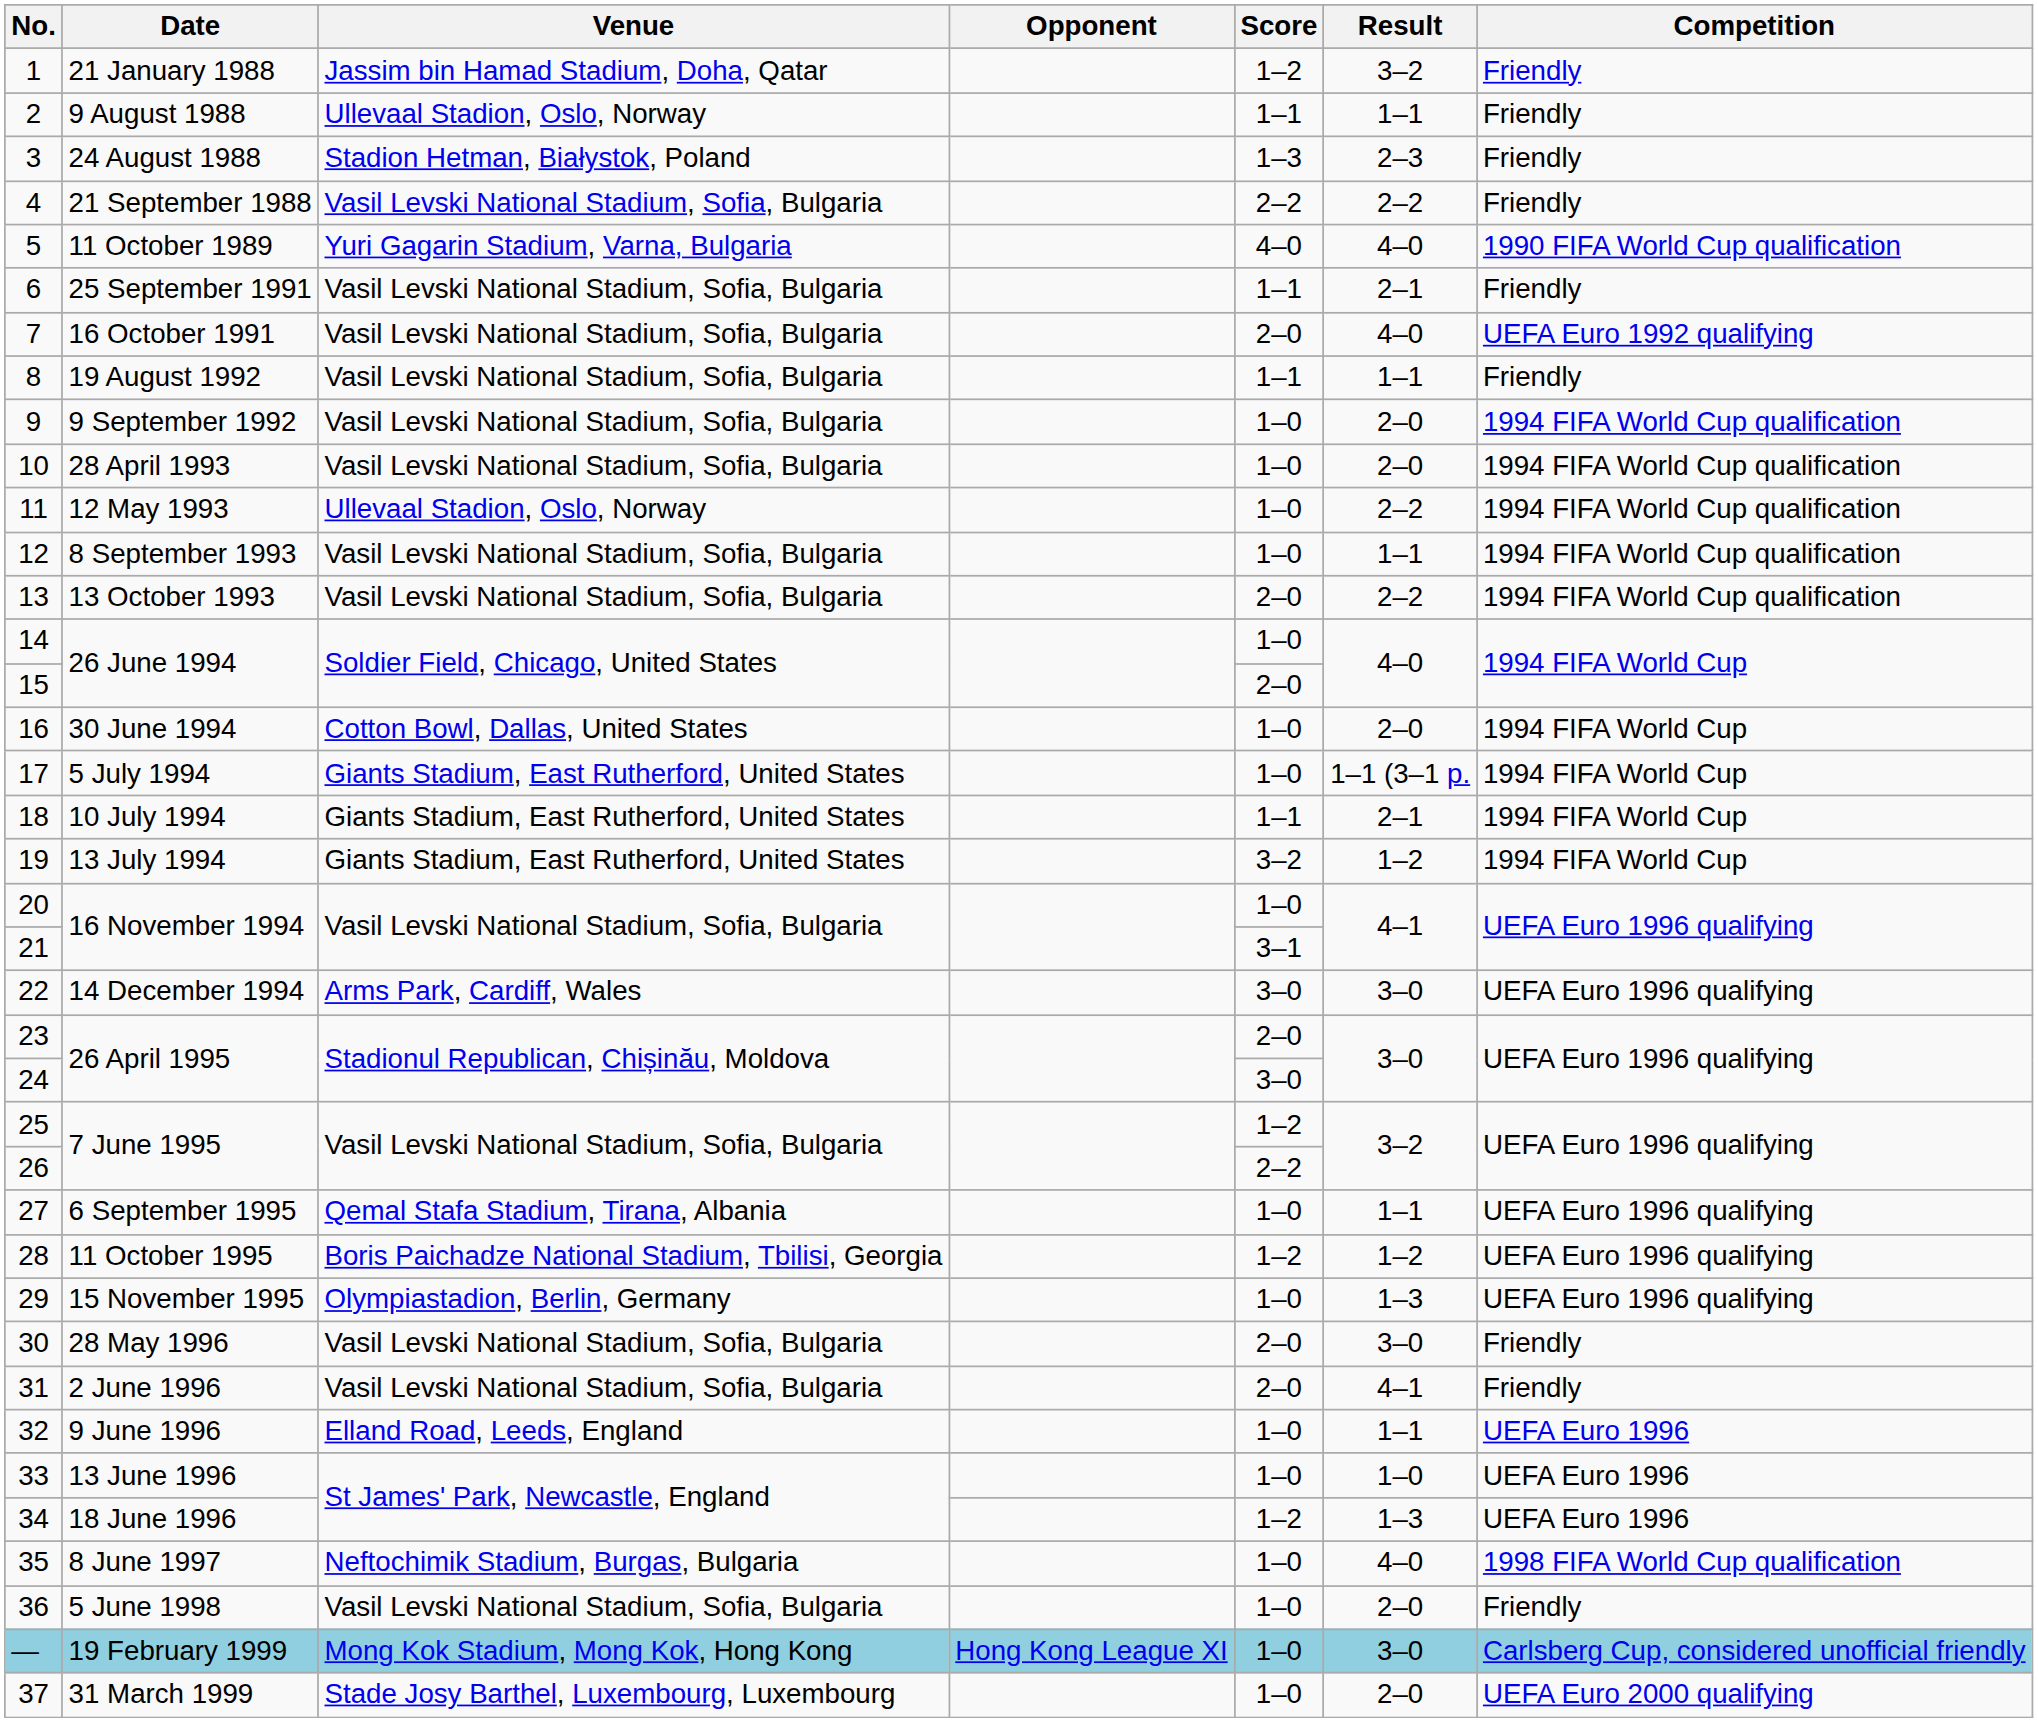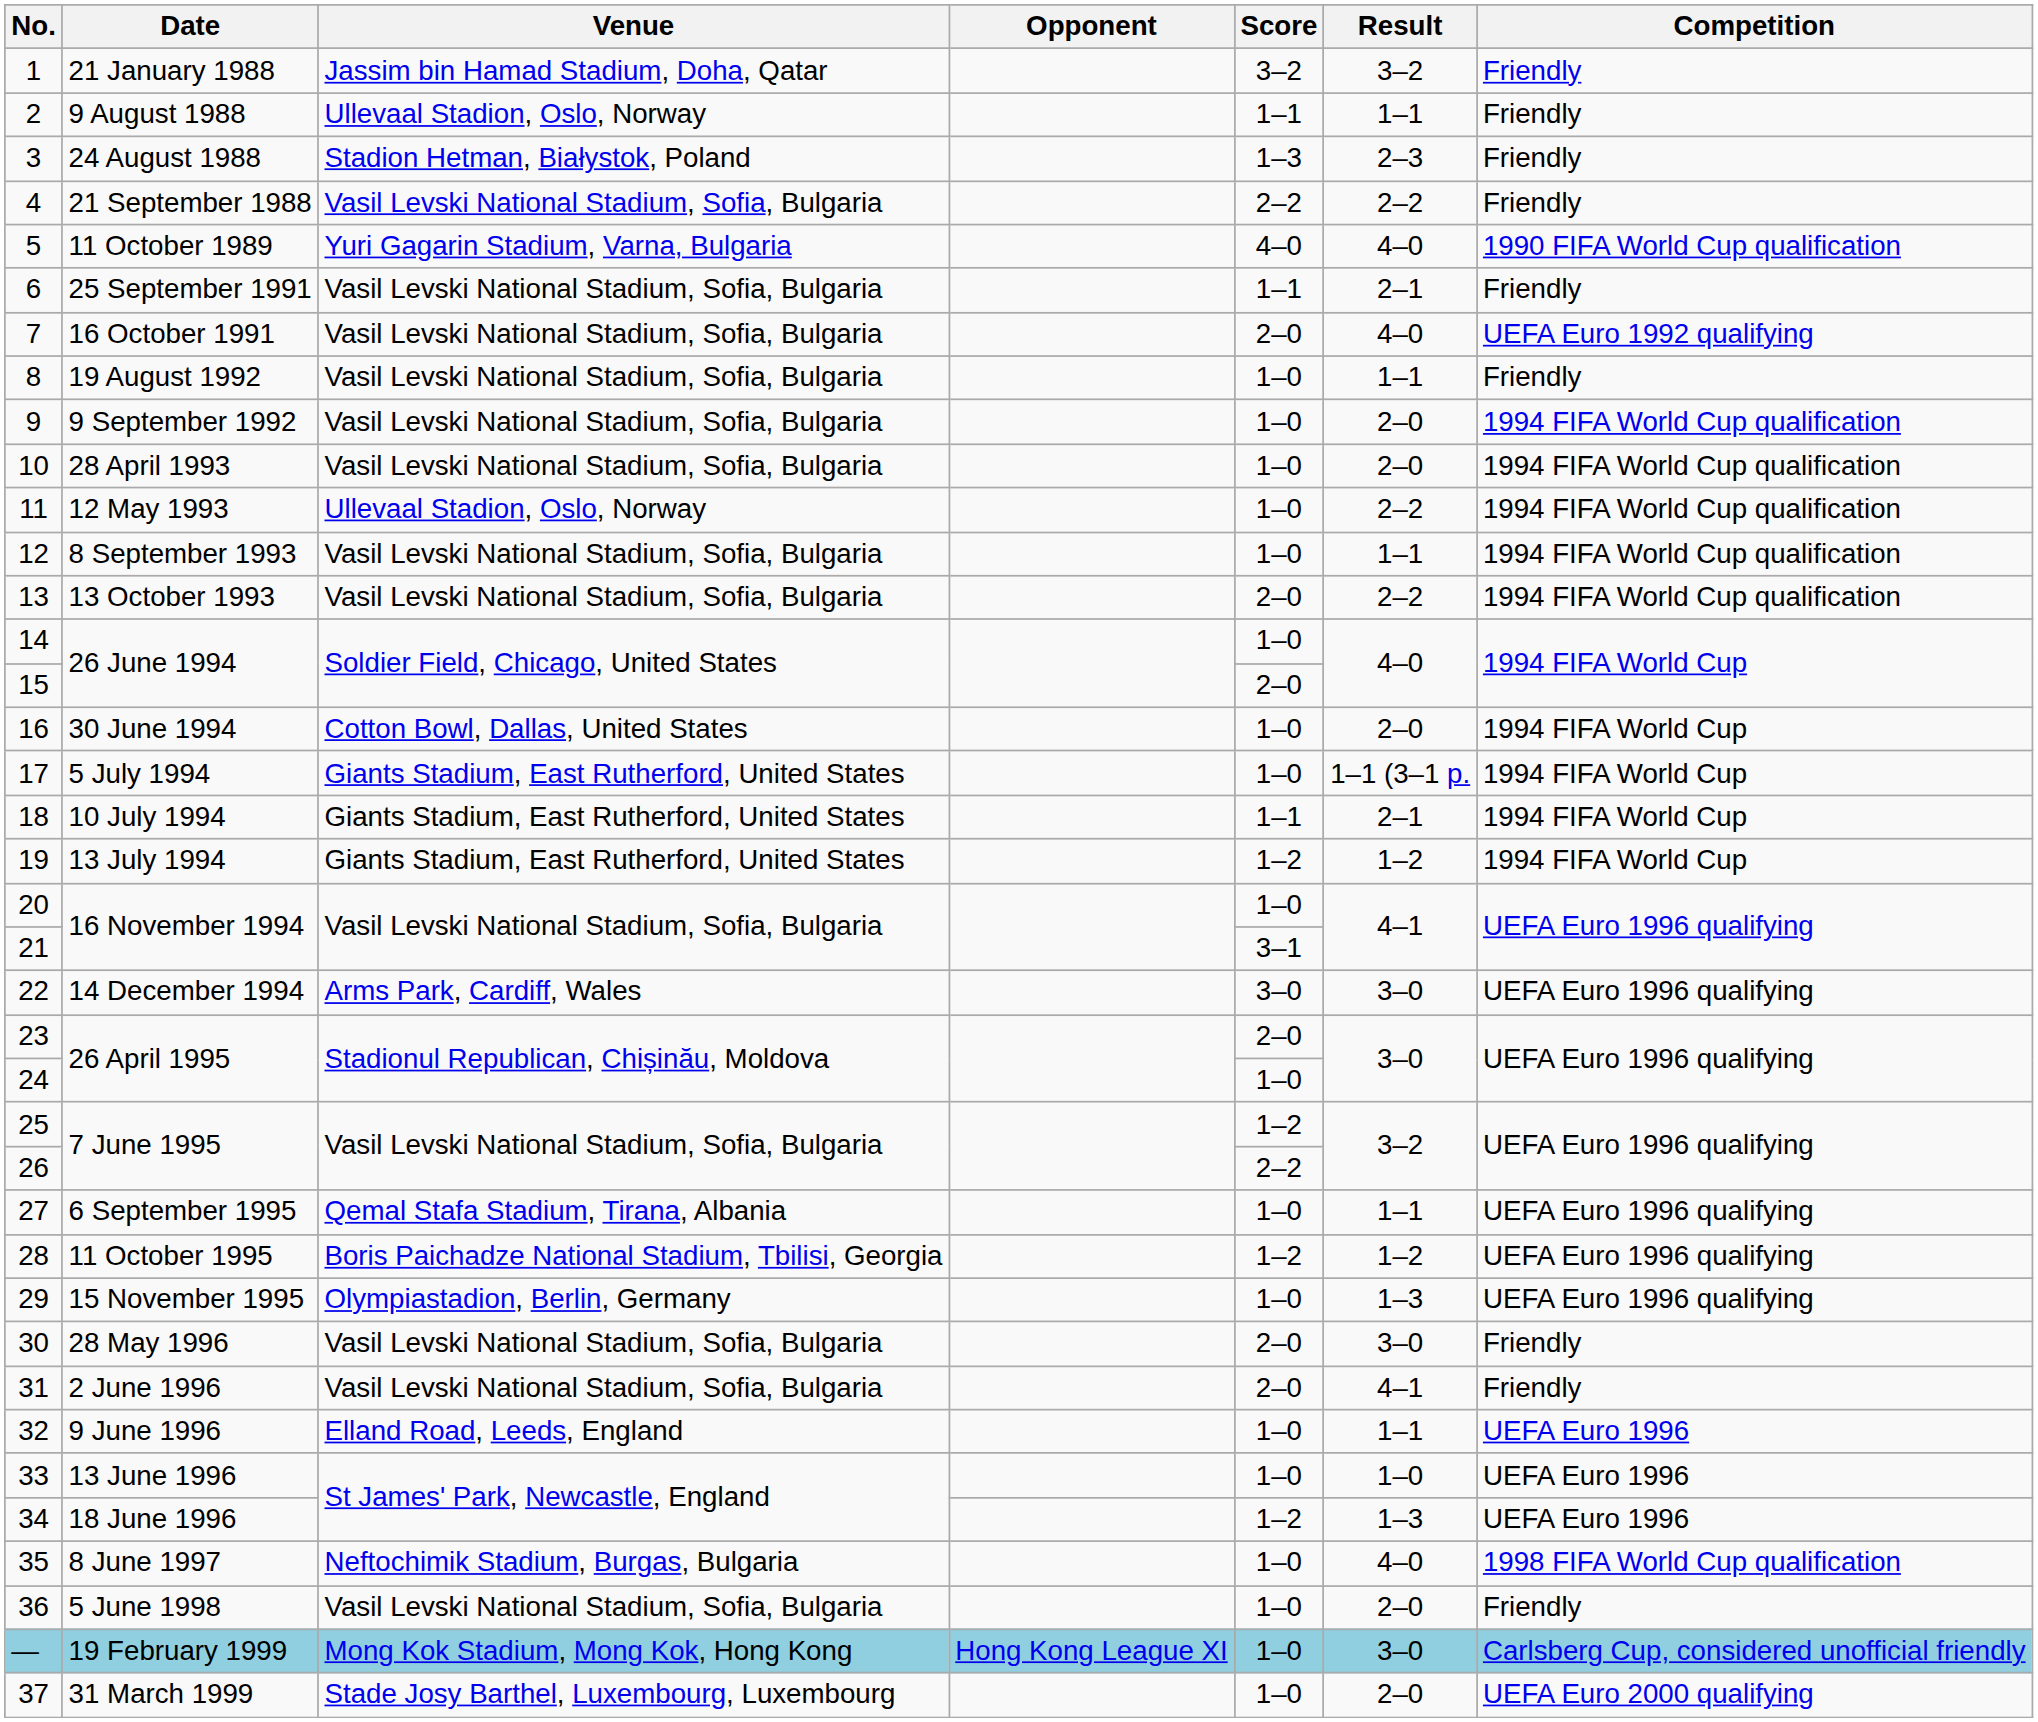(1279, 70) 1–2 -> (1279, 70) 3–2
(1279, 377) 1–1 -> (1279, 377) 1–0
(1279, 860) 3–2 -> (1279, 860) 1–2
(1279, 1080) 3–0 -> (1279, 1080) 1–0
